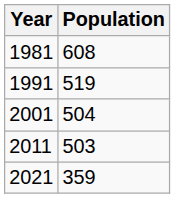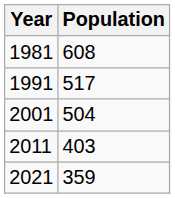(79, 83) 519 -> (79, 83) 517
(79, 146) 503 -> (79, 146) 403
